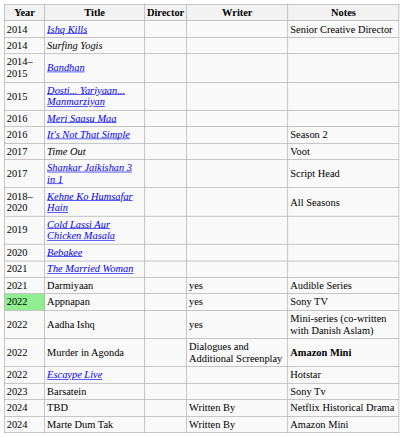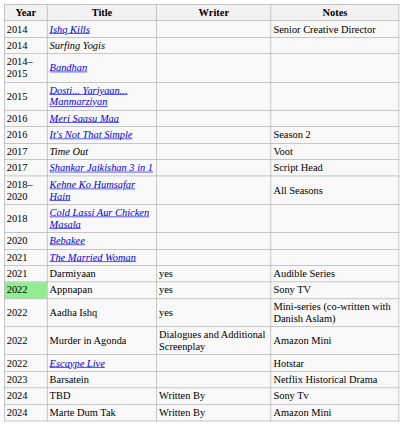- column: (166, 12)
(17, 230) 2019 -> (17, 218) 2018
(321, 352) bold -> (302, 340) normal
(308, 391) Sony Tv -> (325, 379) Netflix Historical Drama
(342, 408) Netflix Historical Drama -> (291, 396) Sony Tv
